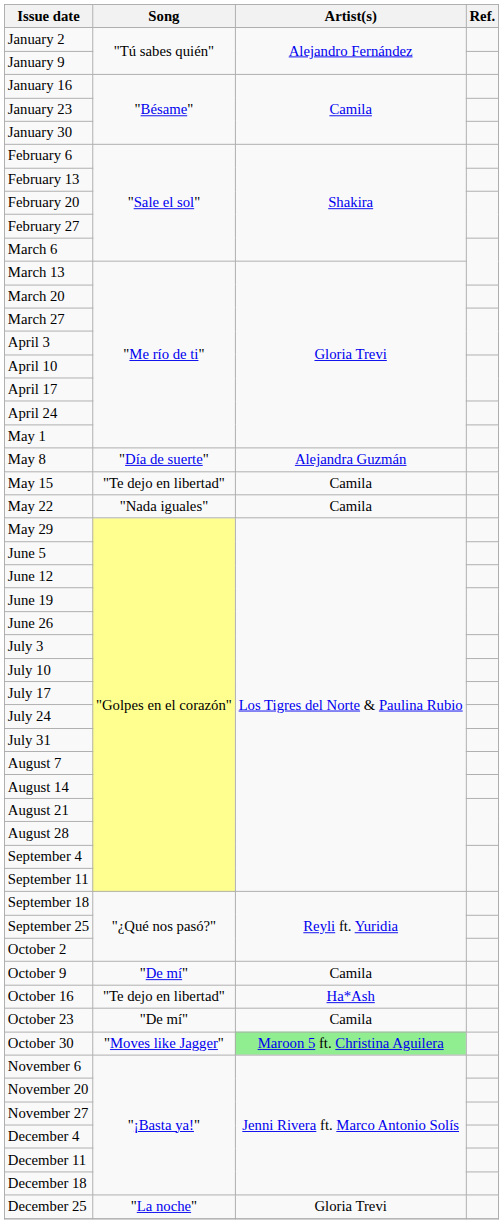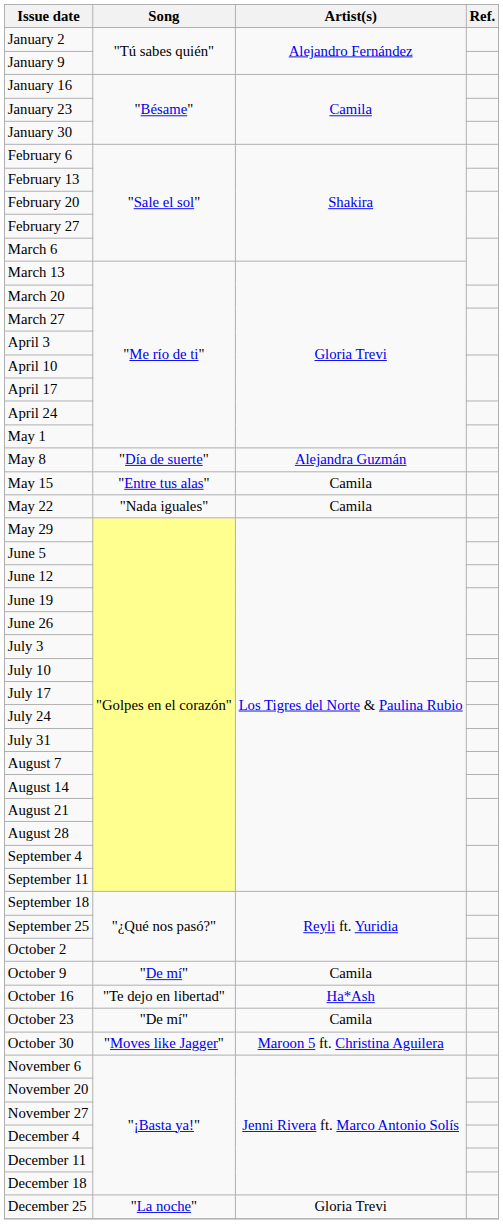(164, 483) "Te dejo en libertad" -> (164, 483) "Entre tus alas"
(351, 1043) lightgreen background -> (351, 1043) no background
